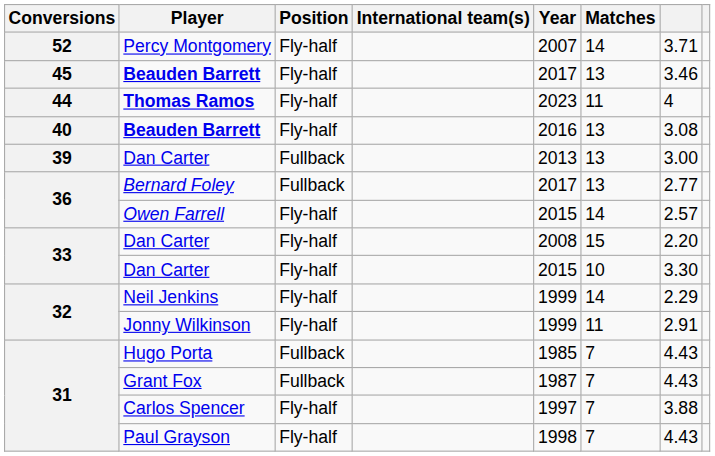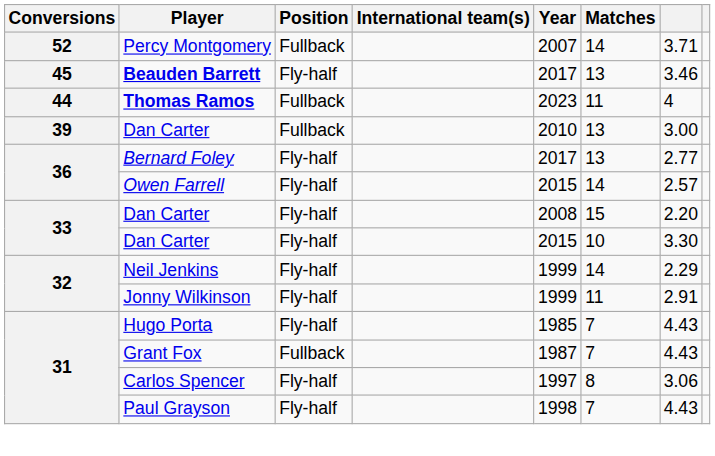(308, 46) Fly-half -> (312, 46) Fullback
(308, 102) Fly-half -> (312, 102) Fullback
- row: (62, 130)
(557, 158) 2013 -> (557, 130) 2010
(312, 185) Fullback -> (308, 158) Fly-half
(312, 353) Fullback -> (308, 325) Fly-half
(590, 409) 7 -> (590, 381) 8
(681, 409) 3.88 -> (681, 381) 3.06
